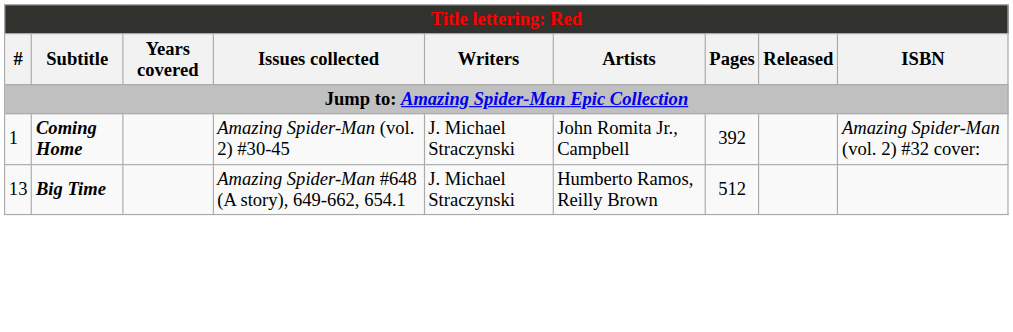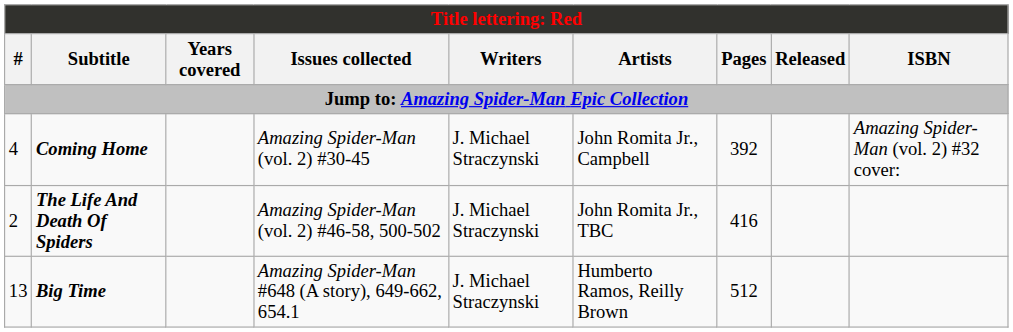(13, 138) 1 -> (13, 149) 4
+ row: (87, 220)
